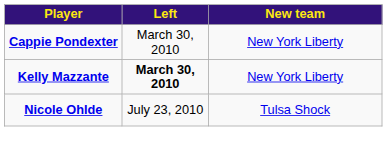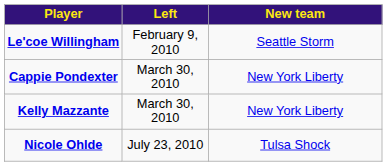+ row: (63, 42)
(165, 76) bold -> (165, 111) normal
